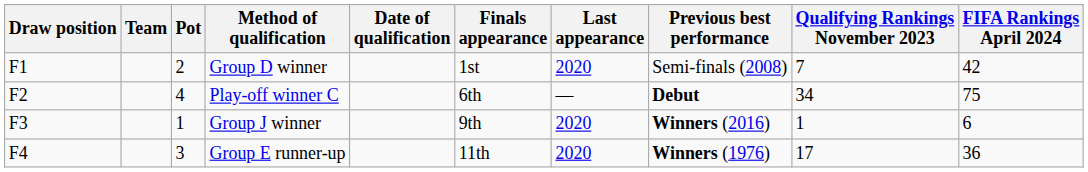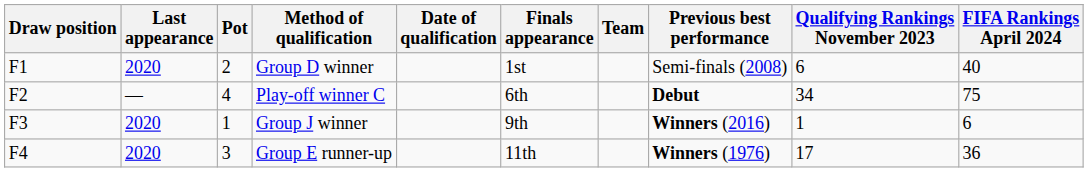columns swapped: (146, 28) <-> (600, 28)
(800, 67) 7 -> (800, 67) 6
(972, 67) 42 -> (972, 67) 40
